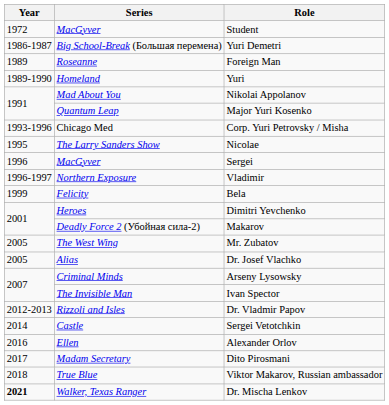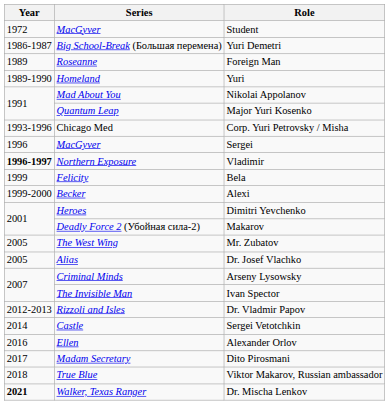- row: (243, 144)
(29, 177) normal -> (29, 161) bold
+ row: (238, 194)
